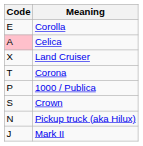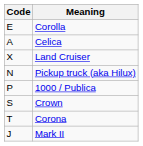(10, 42) pink background -> (10, 42) no background
rows swapped: (85, 118) <-> (51, 73)
